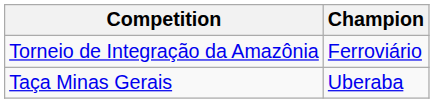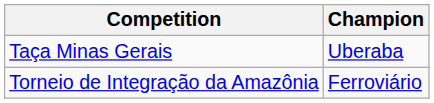rows swapped: (91, 82) <-> (164, 51)
